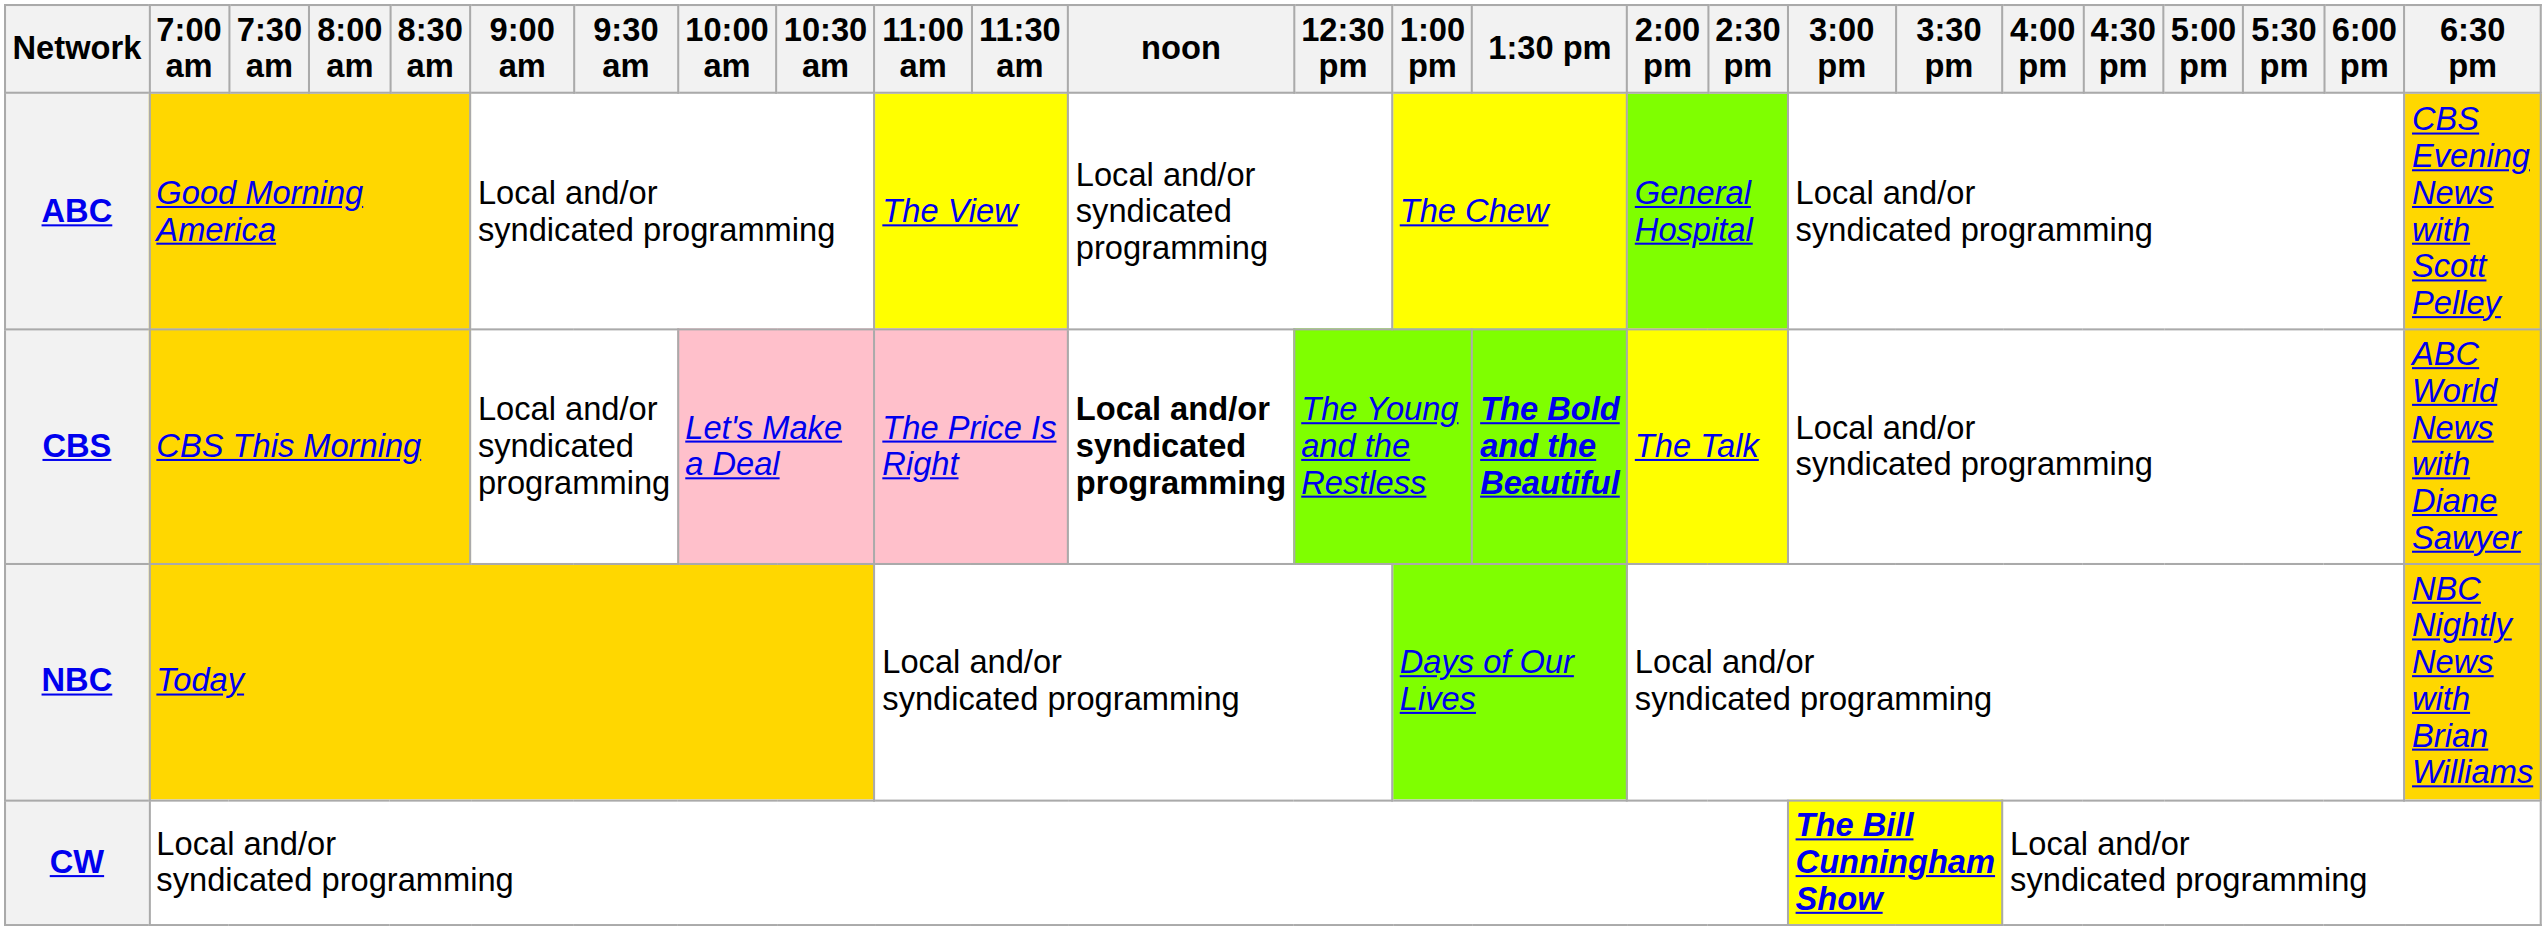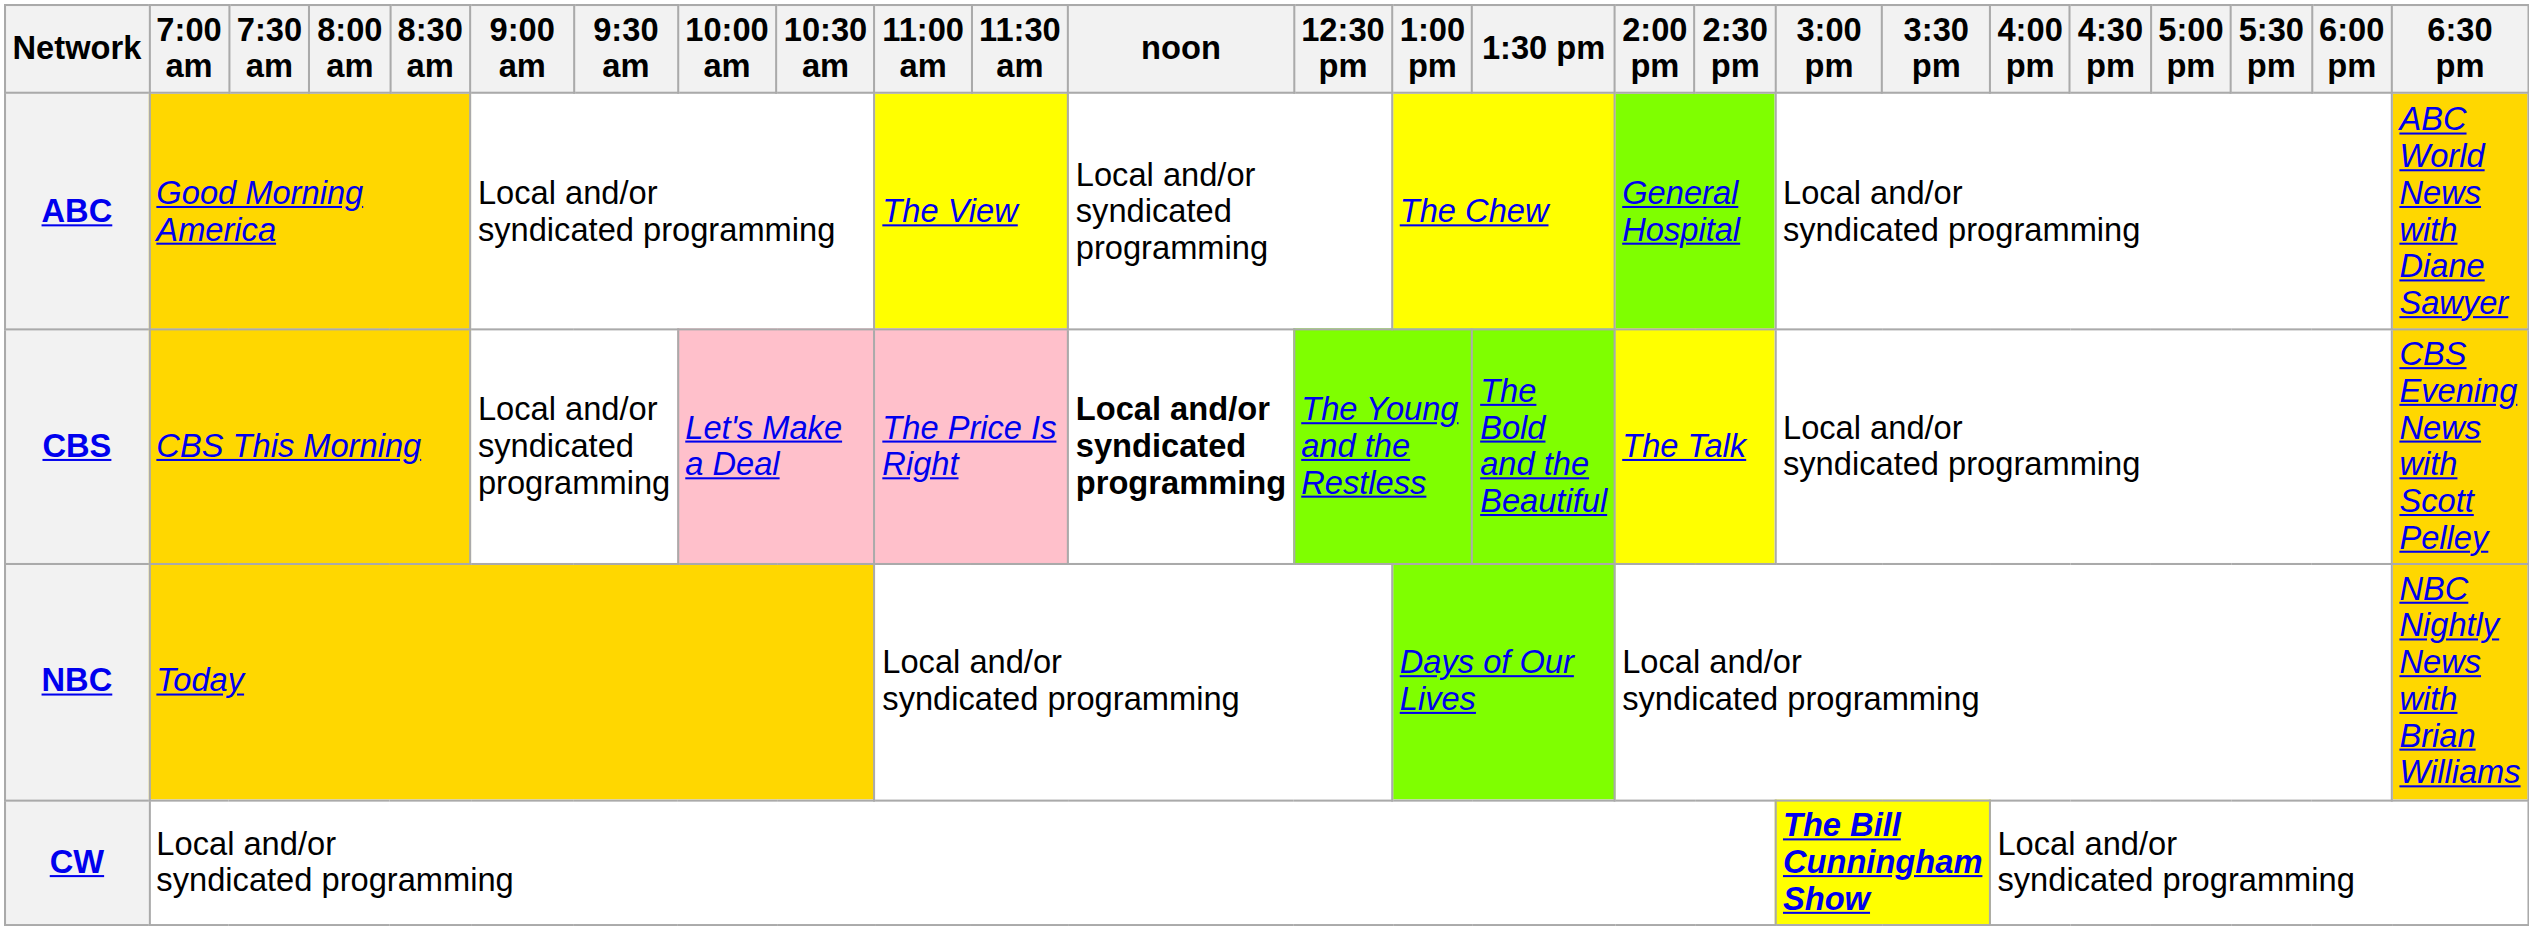(2471, 210) CBS Evening News with Scott Pelley -> (2454, 210) ABC World News with Diane Sawyer
(1550, 446) bold -> (1544, 446) normal
(2466, 446) ABC World News with Diane Sawyer -> (2458, 446) CBS Evening News with Scott Pelley
